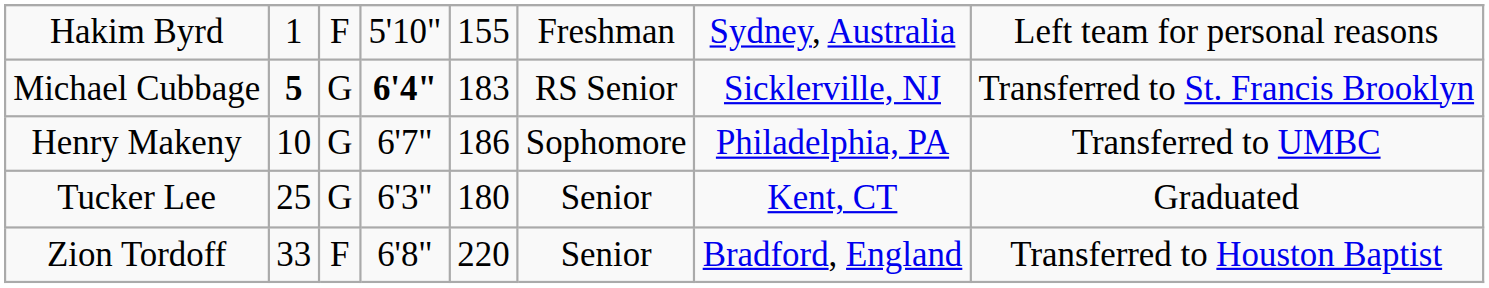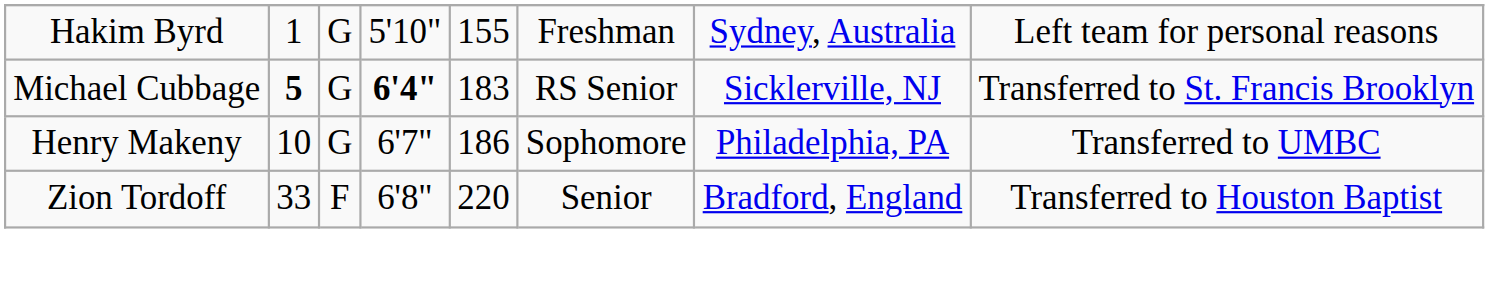(340, 32) F -> (340, 32) G
- row: (137, 198)
